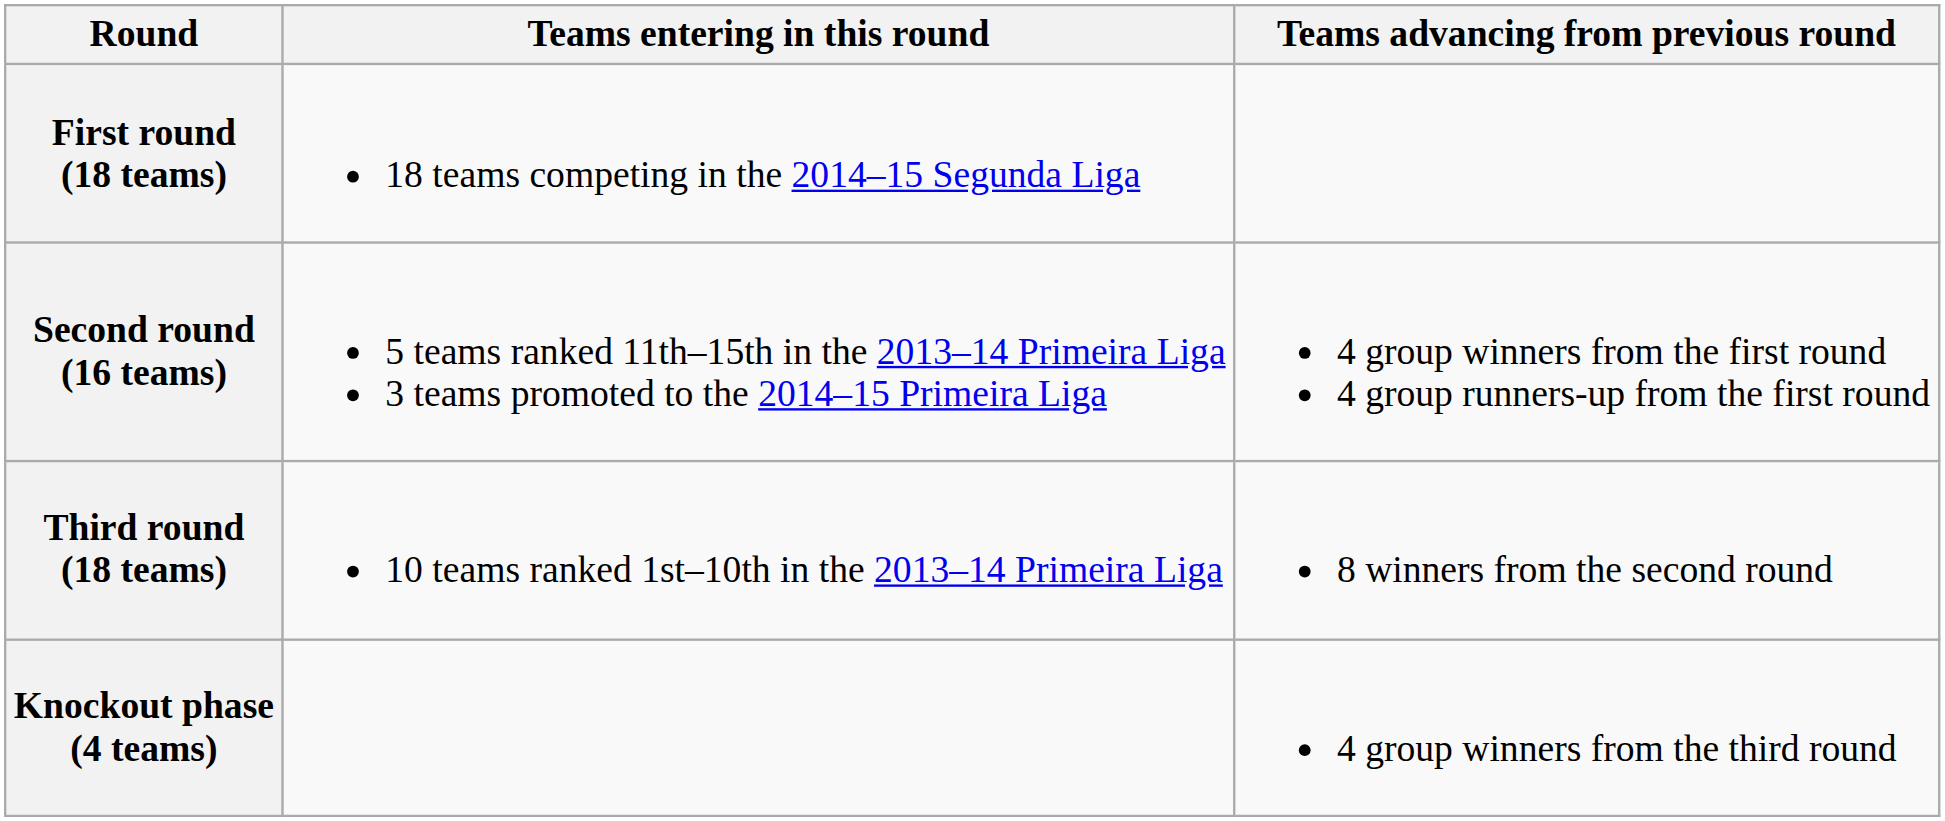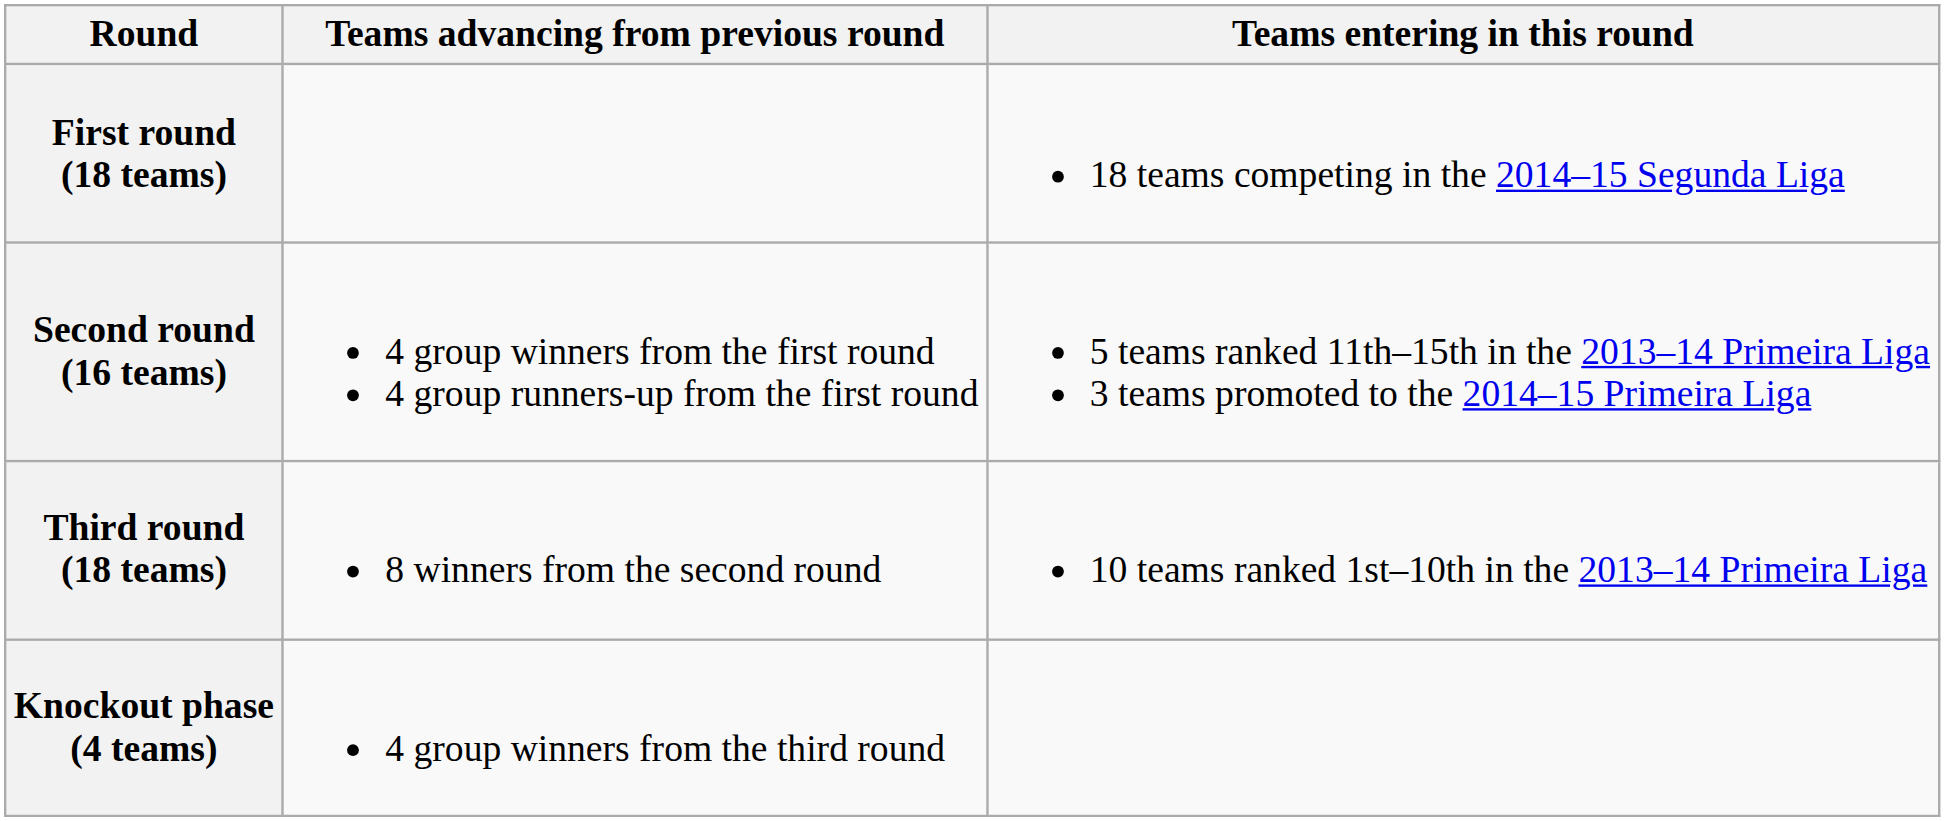columns swapped: (758, 34) <-> (1586, 34)
